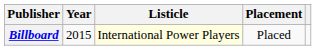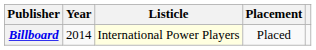(79, 34) 2015 -> (79, 34) 2014
